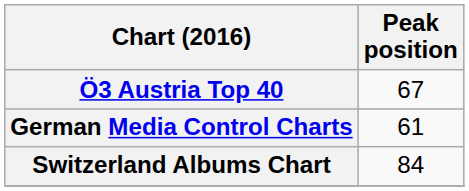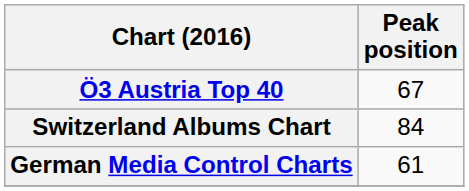rows swapped: (181, 127) <-> (181, 165)
